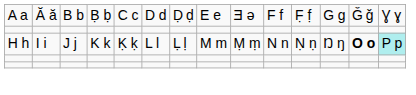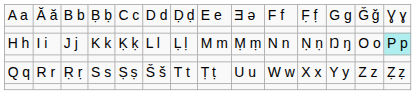(364, 44) bold -> (369, 44) normal
+ row: (19, 72)
